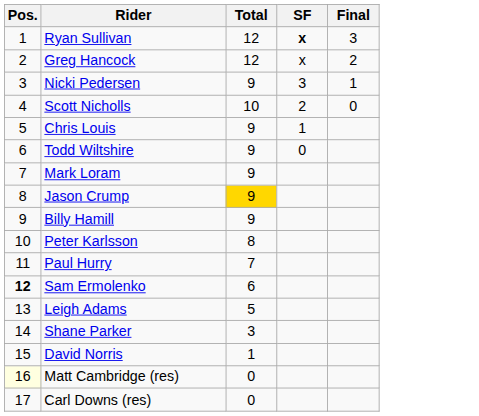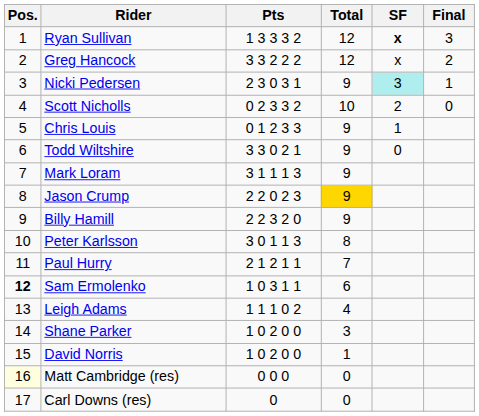+ column: (273, 15)
(302, 83) no background -> (398, 83) paleturquoise background
(251, 309) 5 -> (347, 309) 4
